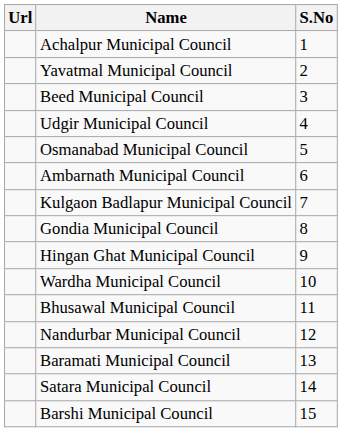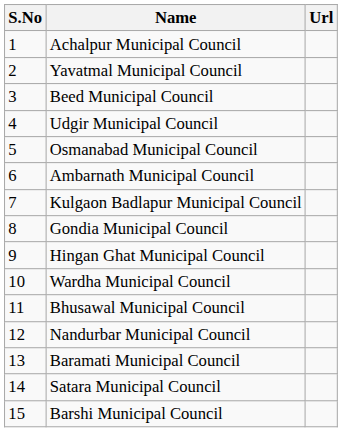columns swapped: (316, 17) <-> (20, 17)
